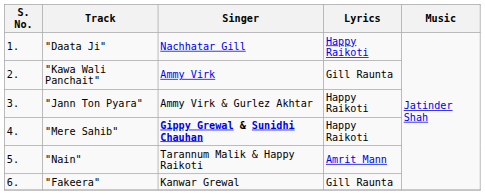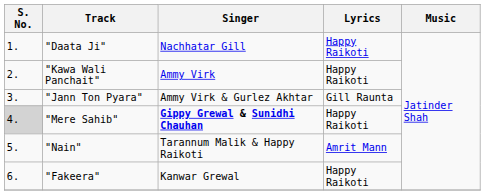(359, 75) Gill Raunta -> (347, 75) Happy Raikoti
(347, 103) Happy Raikoti -> (359, 97) Gill Raunta
(13, 131) no background -> (13, 120) lightgrey background
(359, 182) Gill Raunta -> (347, 176) Happy Raikoti
